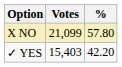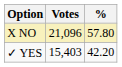(65, 33) 21,099 -> (65, 33) 21,096
